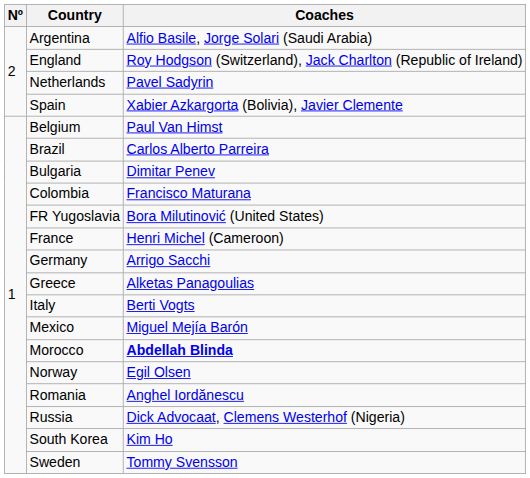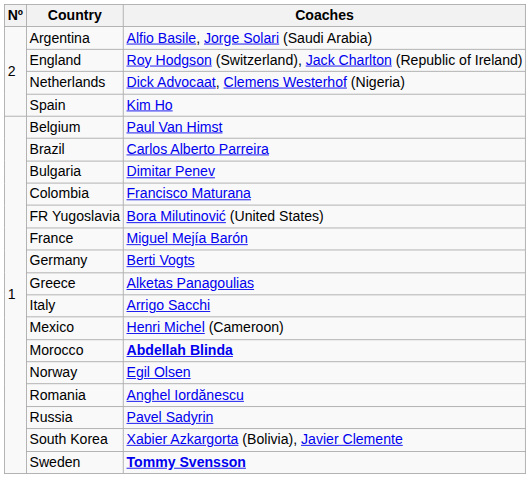(170, 82) Pavel Sadyrin -> (266, 82) Dick Advocaat, Clemens Westerhof (Nigeria)
(265, 104) Xabier Azkargorta (Bolivia), Javier Clemente -> (150, 104) Kim Ho
(205, 238) Henri Michel (Cameroon) -> (187, 238) Miguel Mejía Barón
(168, 261) Arrigo Sacchi -> (161, 261) Berti Vogts
(161, 305) Berti Vogts -> (168, 305) Arrigo Sacchi
(187, 328) Miguel Mejía Barón -> (205, 328) Henri Michel (Cameroon)
(266, 417) Dick Advocaat, Clemens Westerhof (Nigeria) -> (170, 417) Pavel Sadyrin
(150, 439) Kim Ho -> (265, 439) Xabier Azkargorta (Bolivia), Javier Clemente
(182, 462) normal -> (186, 462) bold
